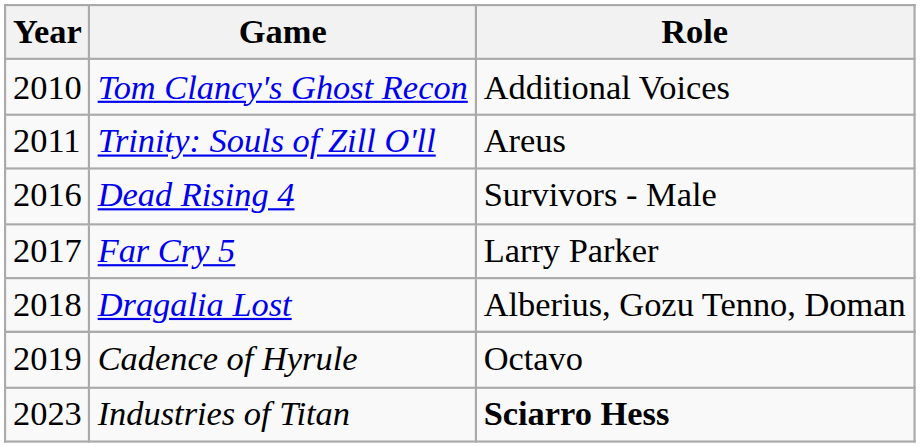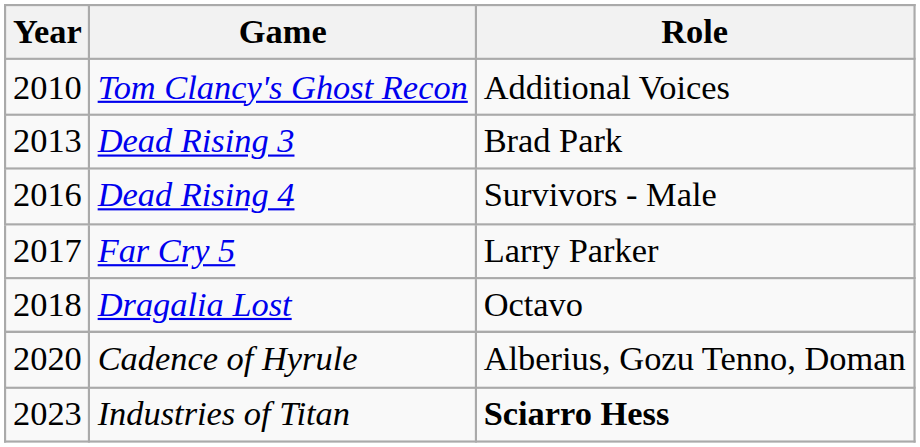- row: (267, 140)
+ row: (196, 140)
(695, 304) Alberius, Gozu Tenno, Doman -> (533, 304) Octavo
(47, 359) 2019 -> (47, 359) 2020
(533, 359) Octavo -> (695, 359) Alberius, Gozu Tenno, Doman
